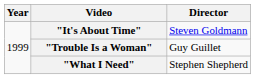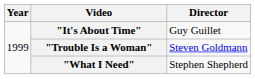(208, 30) Steven Goldmann -> (195, 30) Guy Guillet
(195, 47) Guy Guillet -> (208, 47) Steven Goldmann
